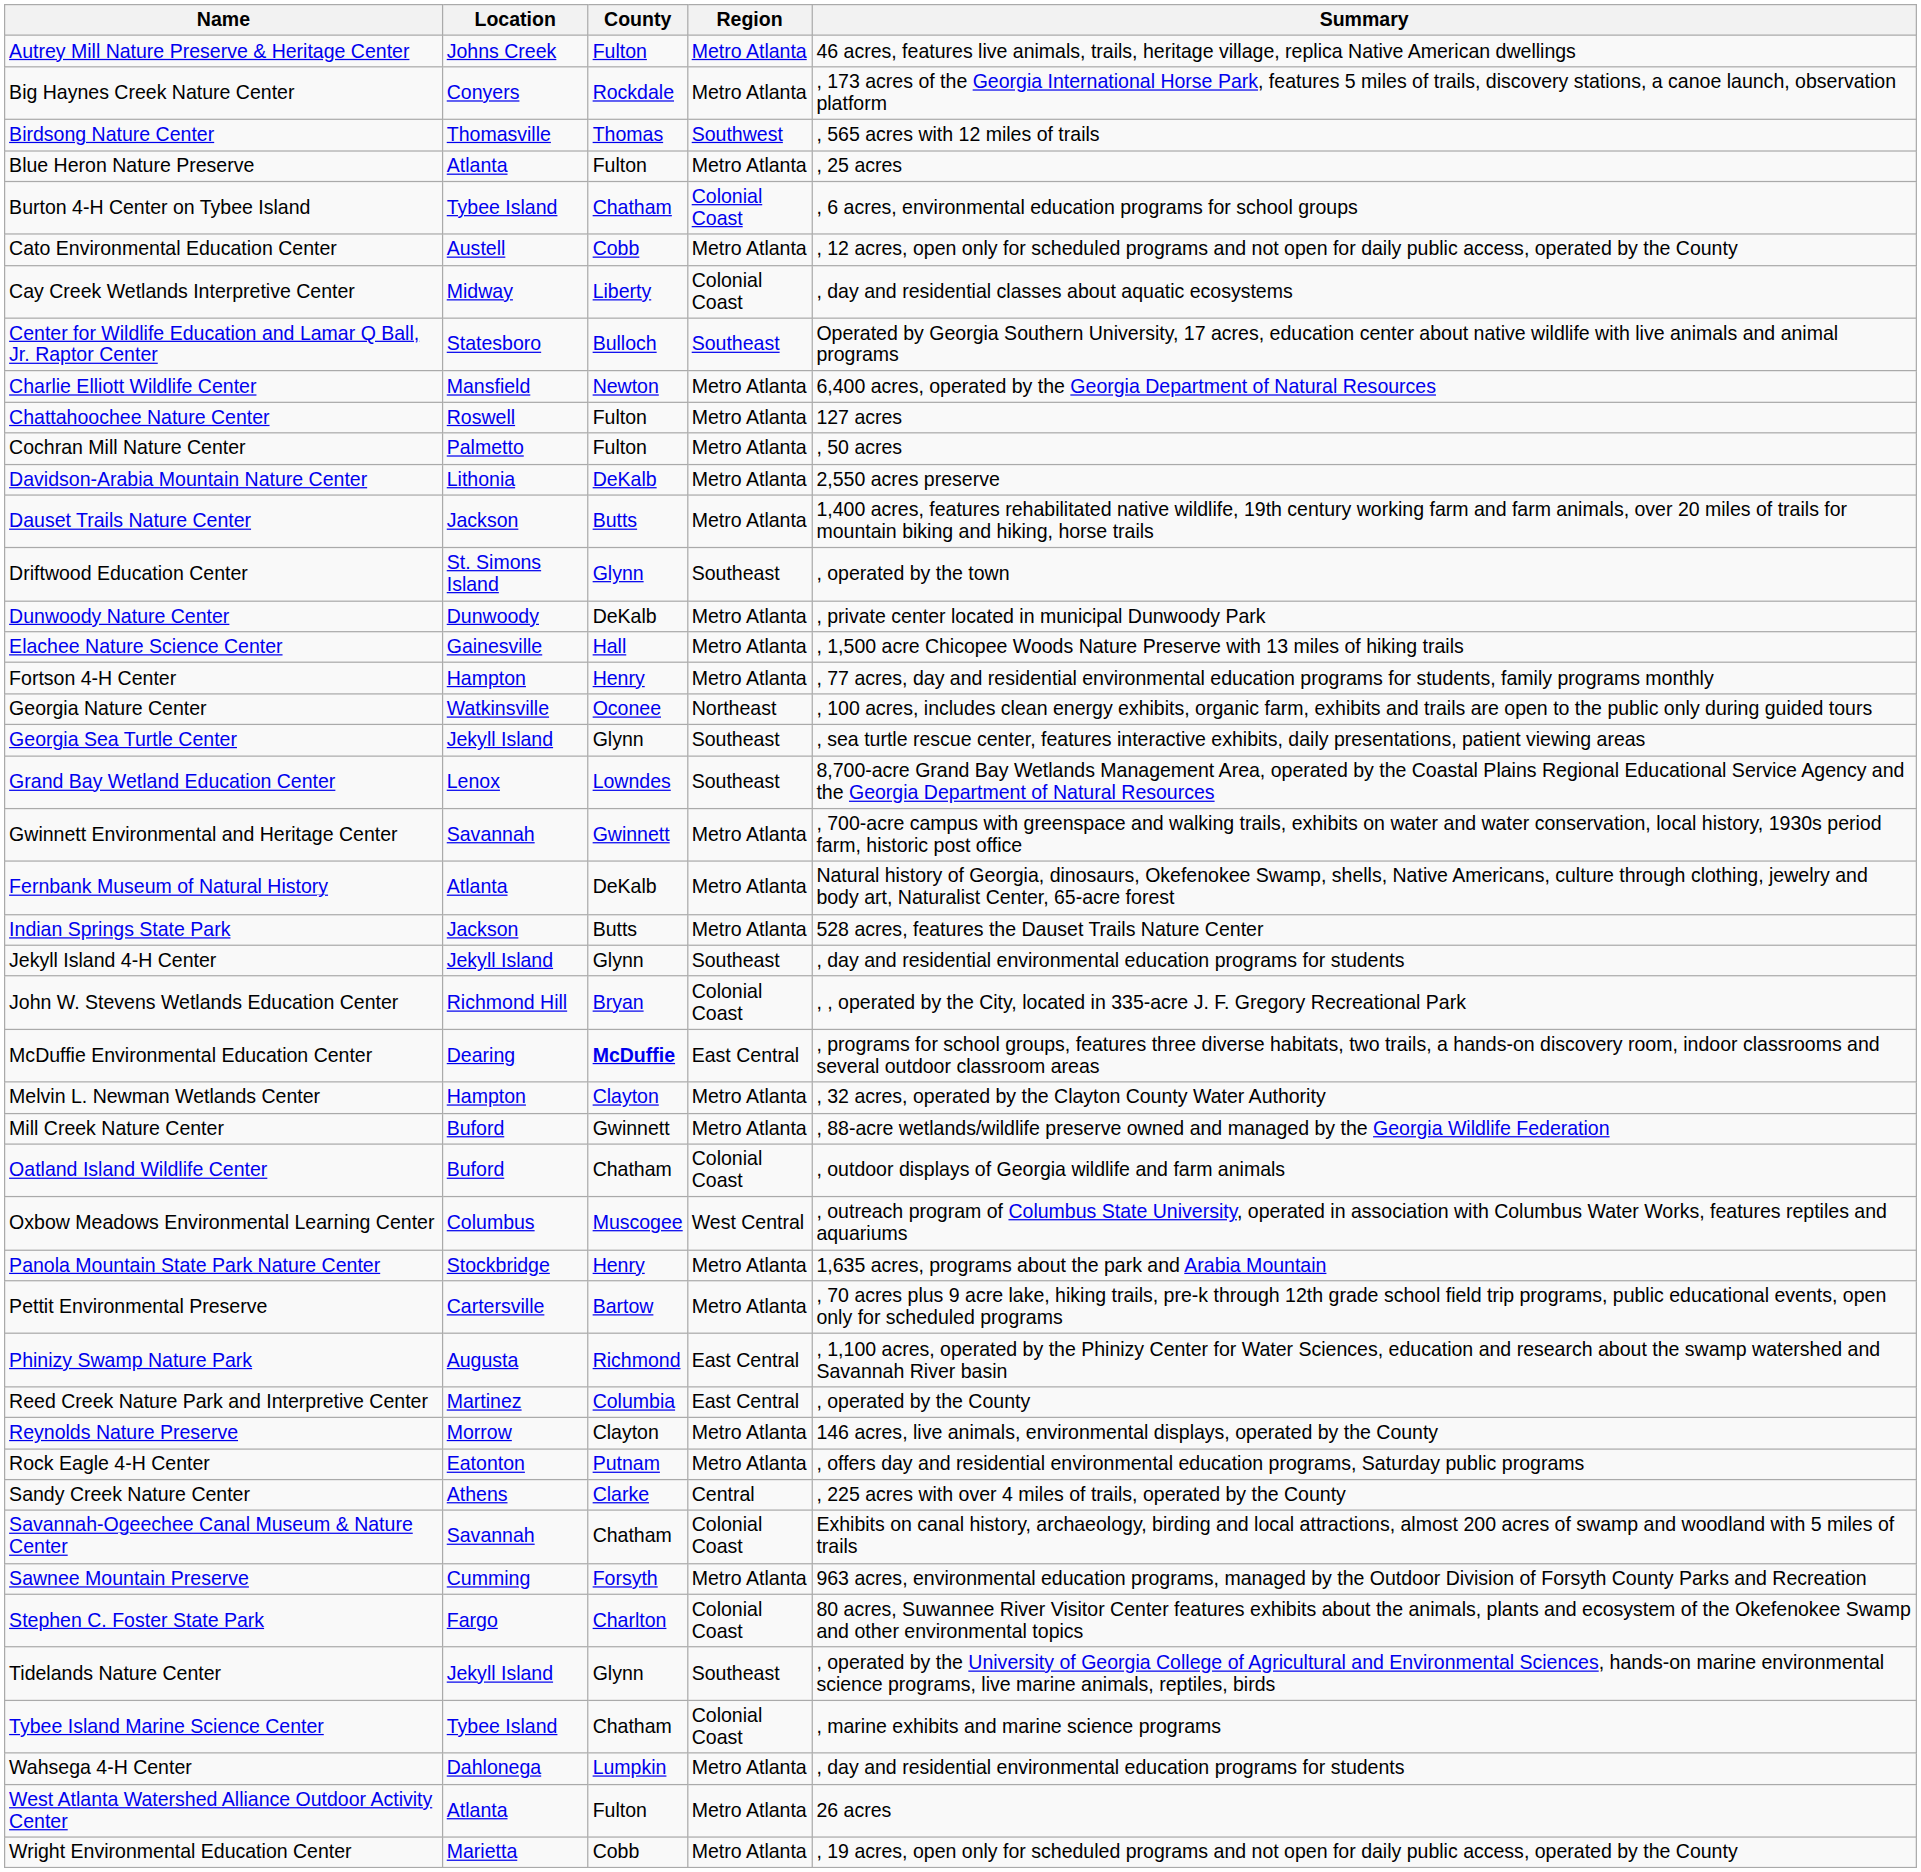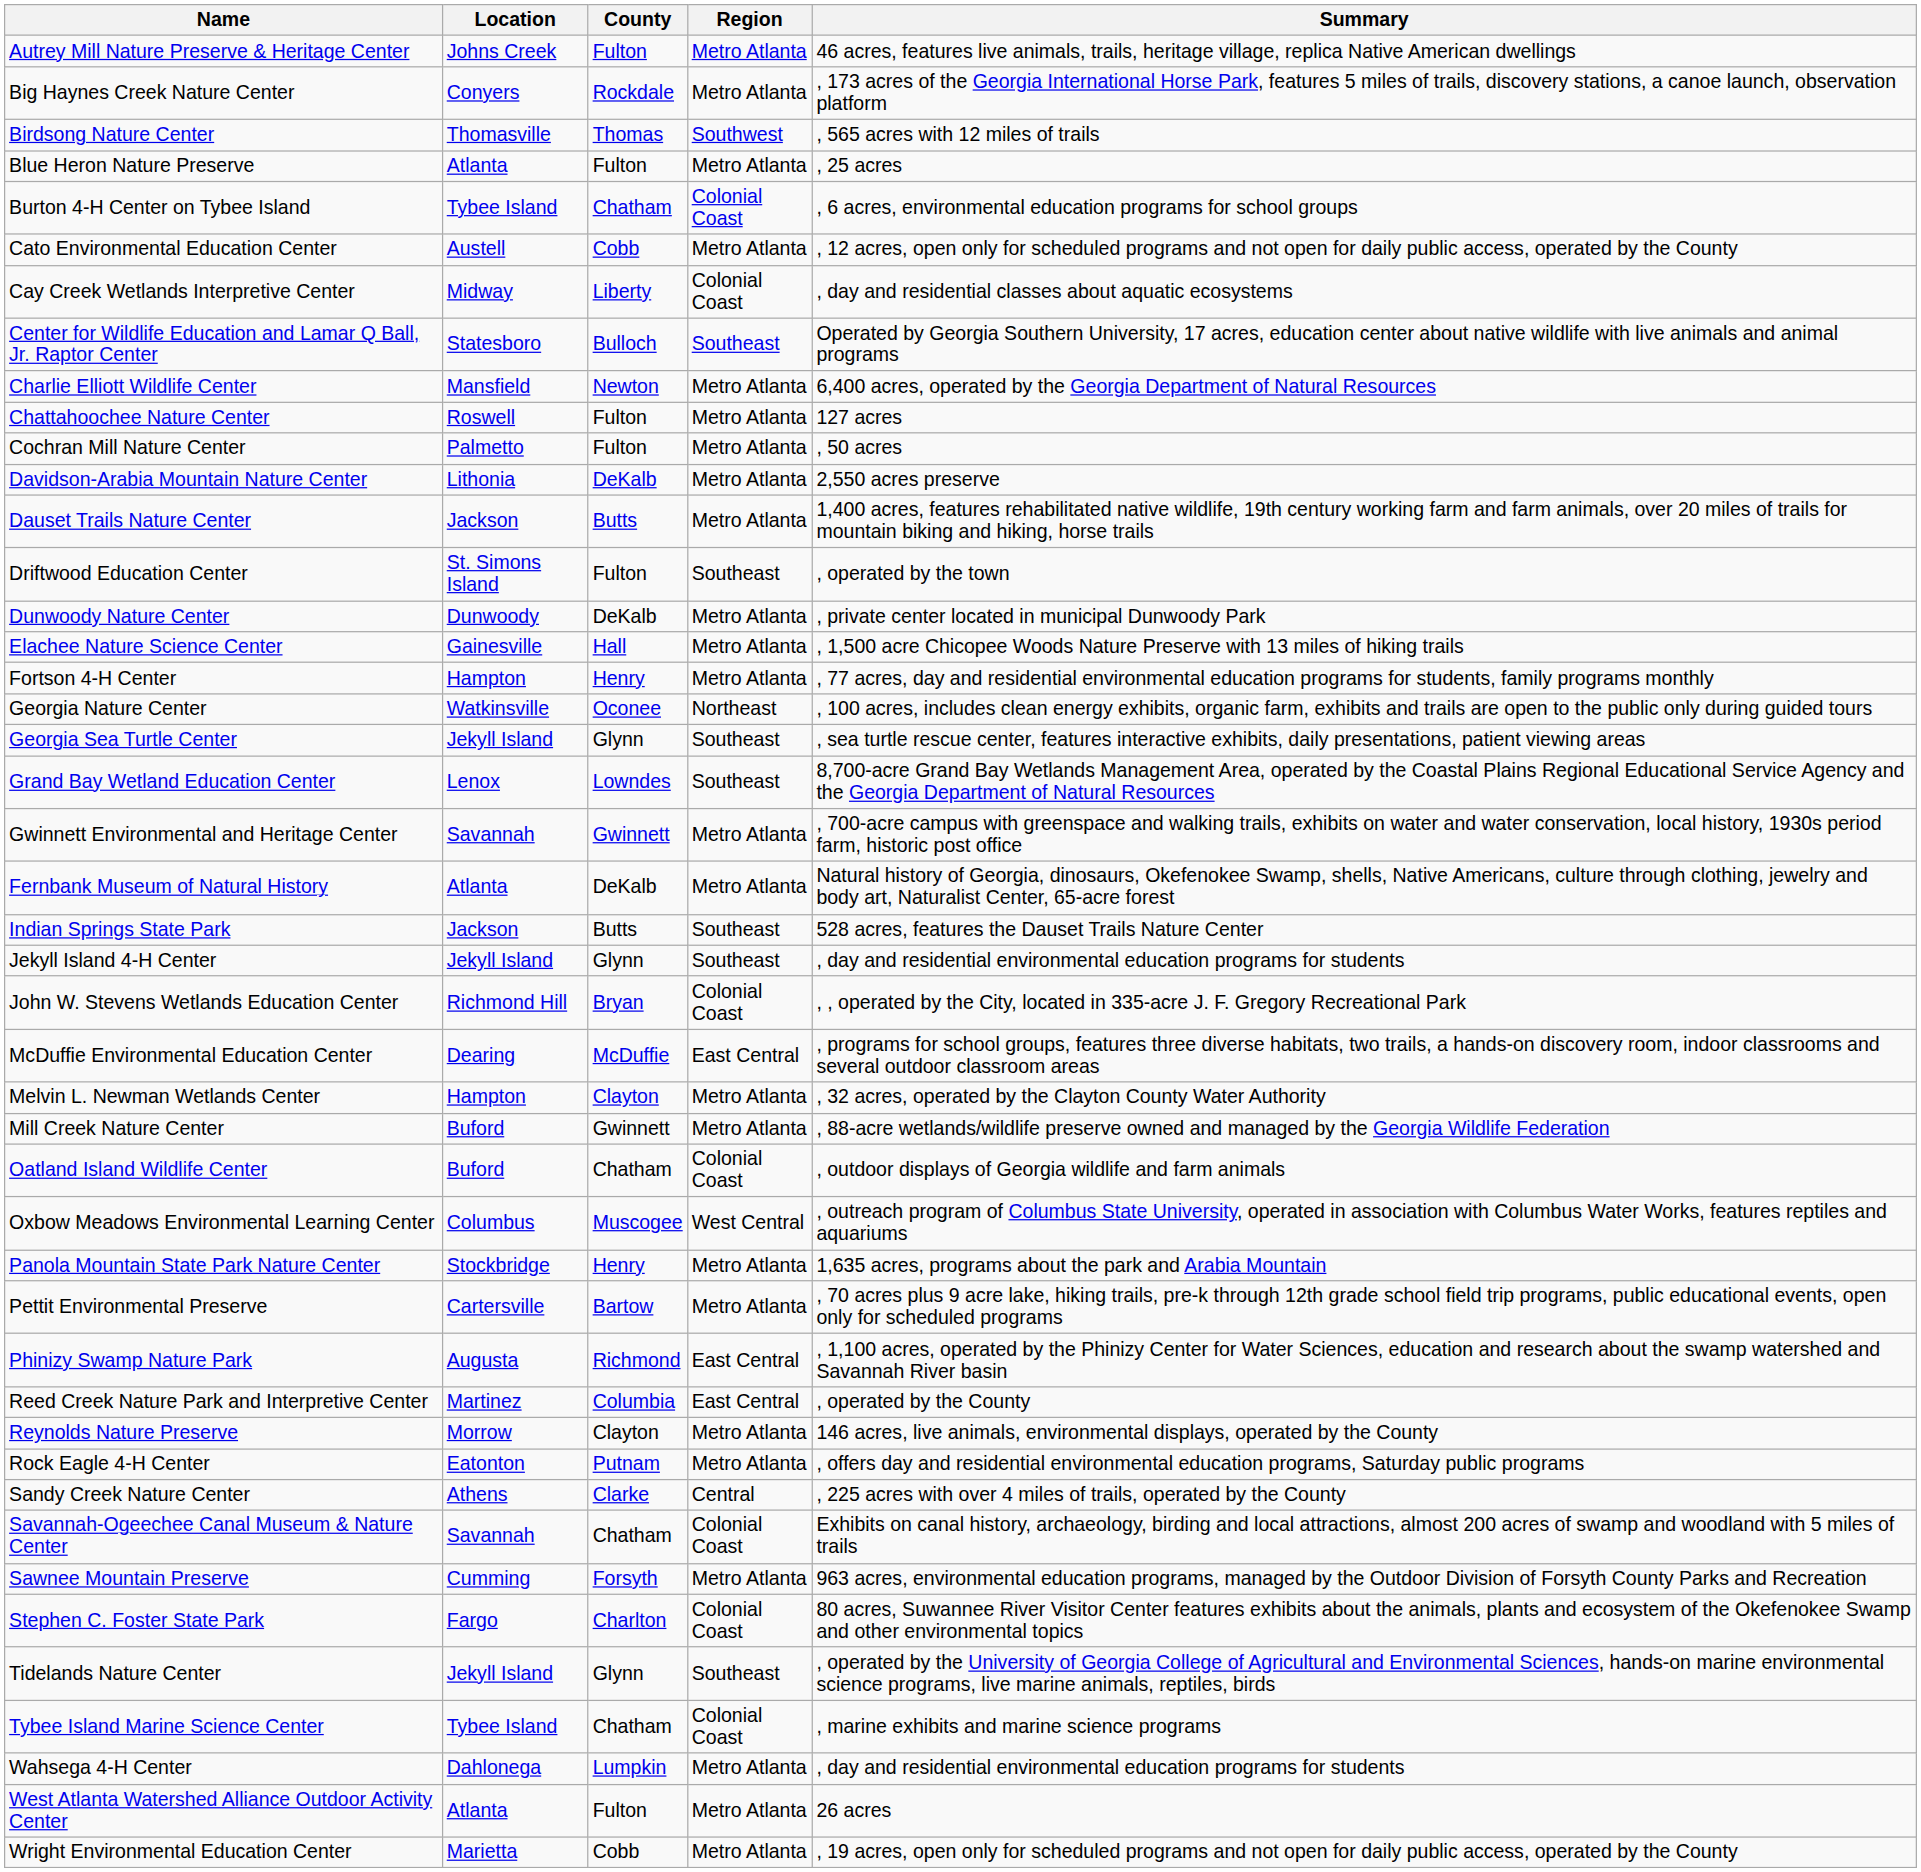(618, 574) Glynn -> (620, 574) Fulton
(749, 929) Metro Atlanta -> (736, 929) Southeast
(634, 1055) bold -> (631, 1055) normal
